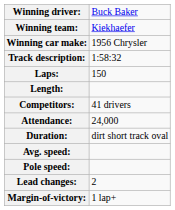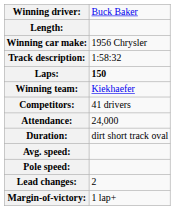rows swapped: (47, 27) <-> (47, 89)
(99, 74) normal -> (99, 74) bold
